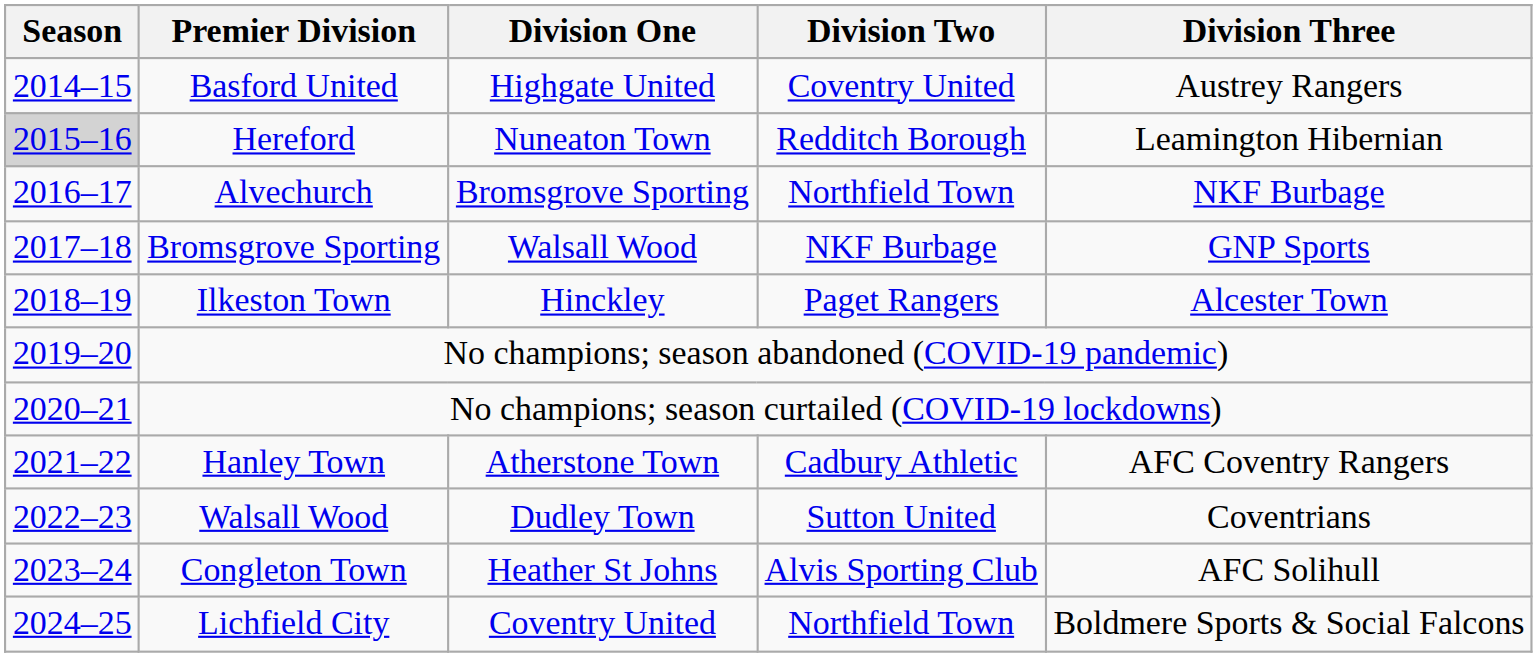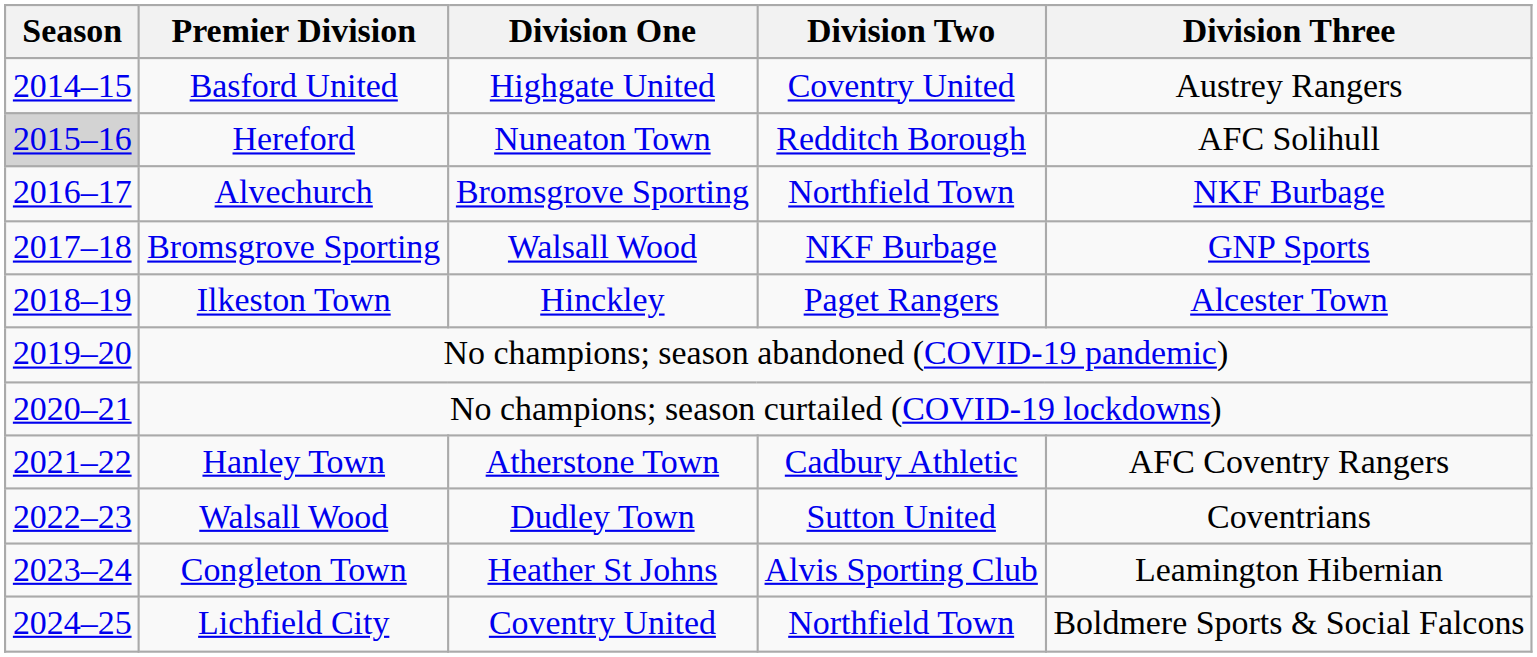(1289, 138) Leamington Hibernian -> (1289, 138) AFC Solihull
(1289, 569) AFC Solihull -> (1289, 569) Leamington Hibernian
